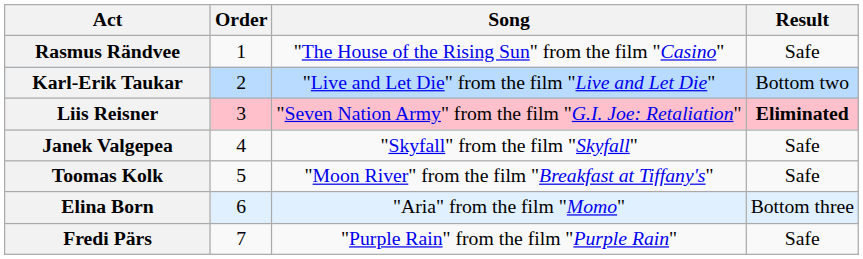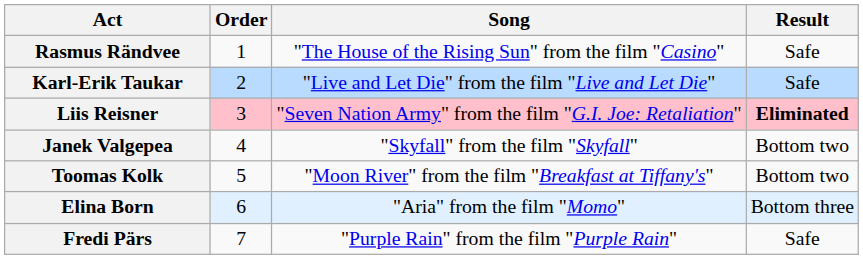(802, 82) Bottom two -> (802, 82) Safe
(802, 144) Safe -> (802, 144) Bottom two
(802, 176) Safe -> (802, 176) Bottom two
